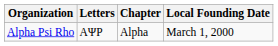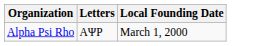- column: (141, 13)
